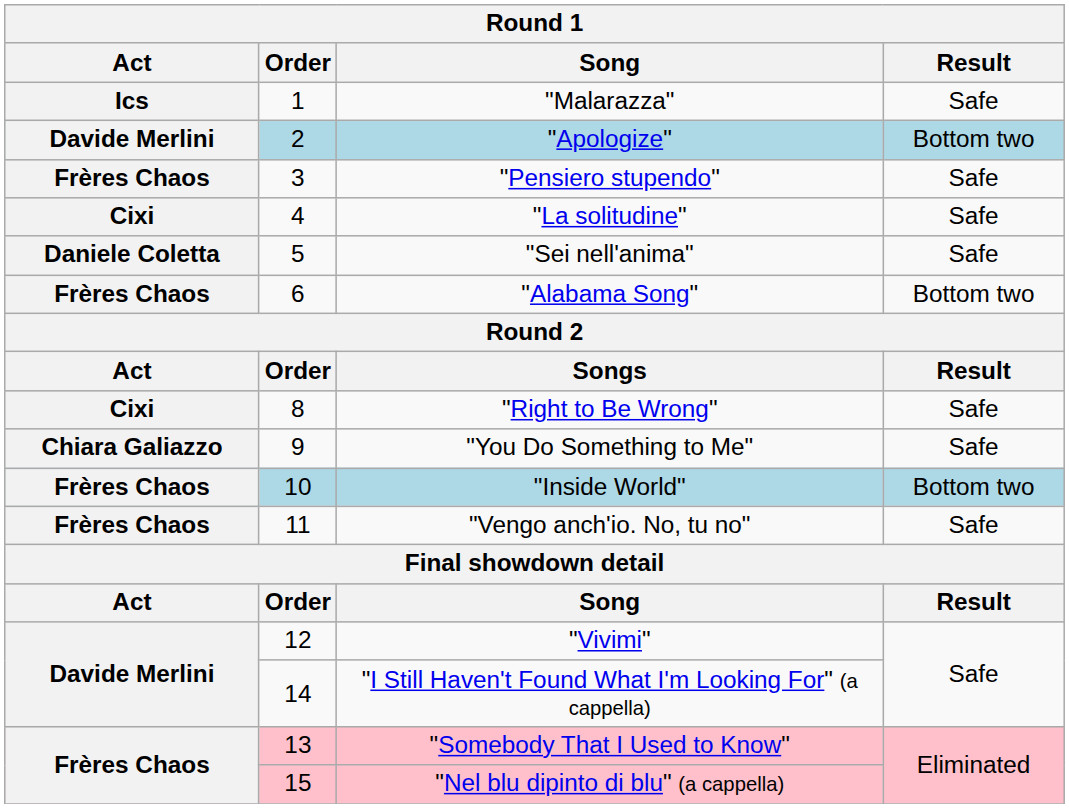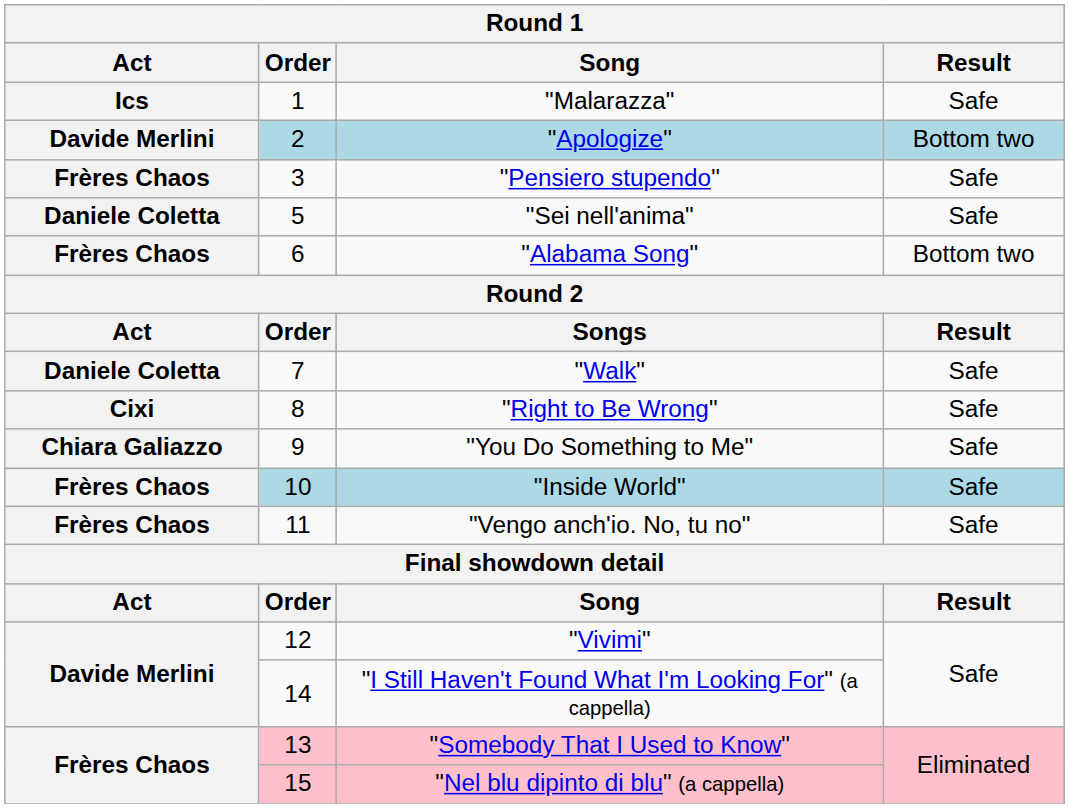- row: (610, 216)
+ row: (610, 370)
(974, 486) Bottom two -> (974, 486) Safe
